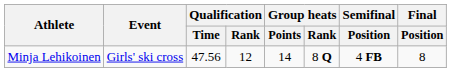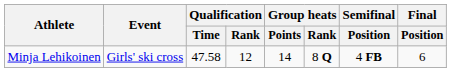(206, 57) 47.56 -> (206, 57) 47.58
(422, 57) 8 -> (422, 57) 6
